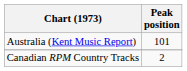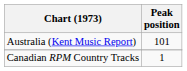(162, 58) 2 -> (162, 58) 1
